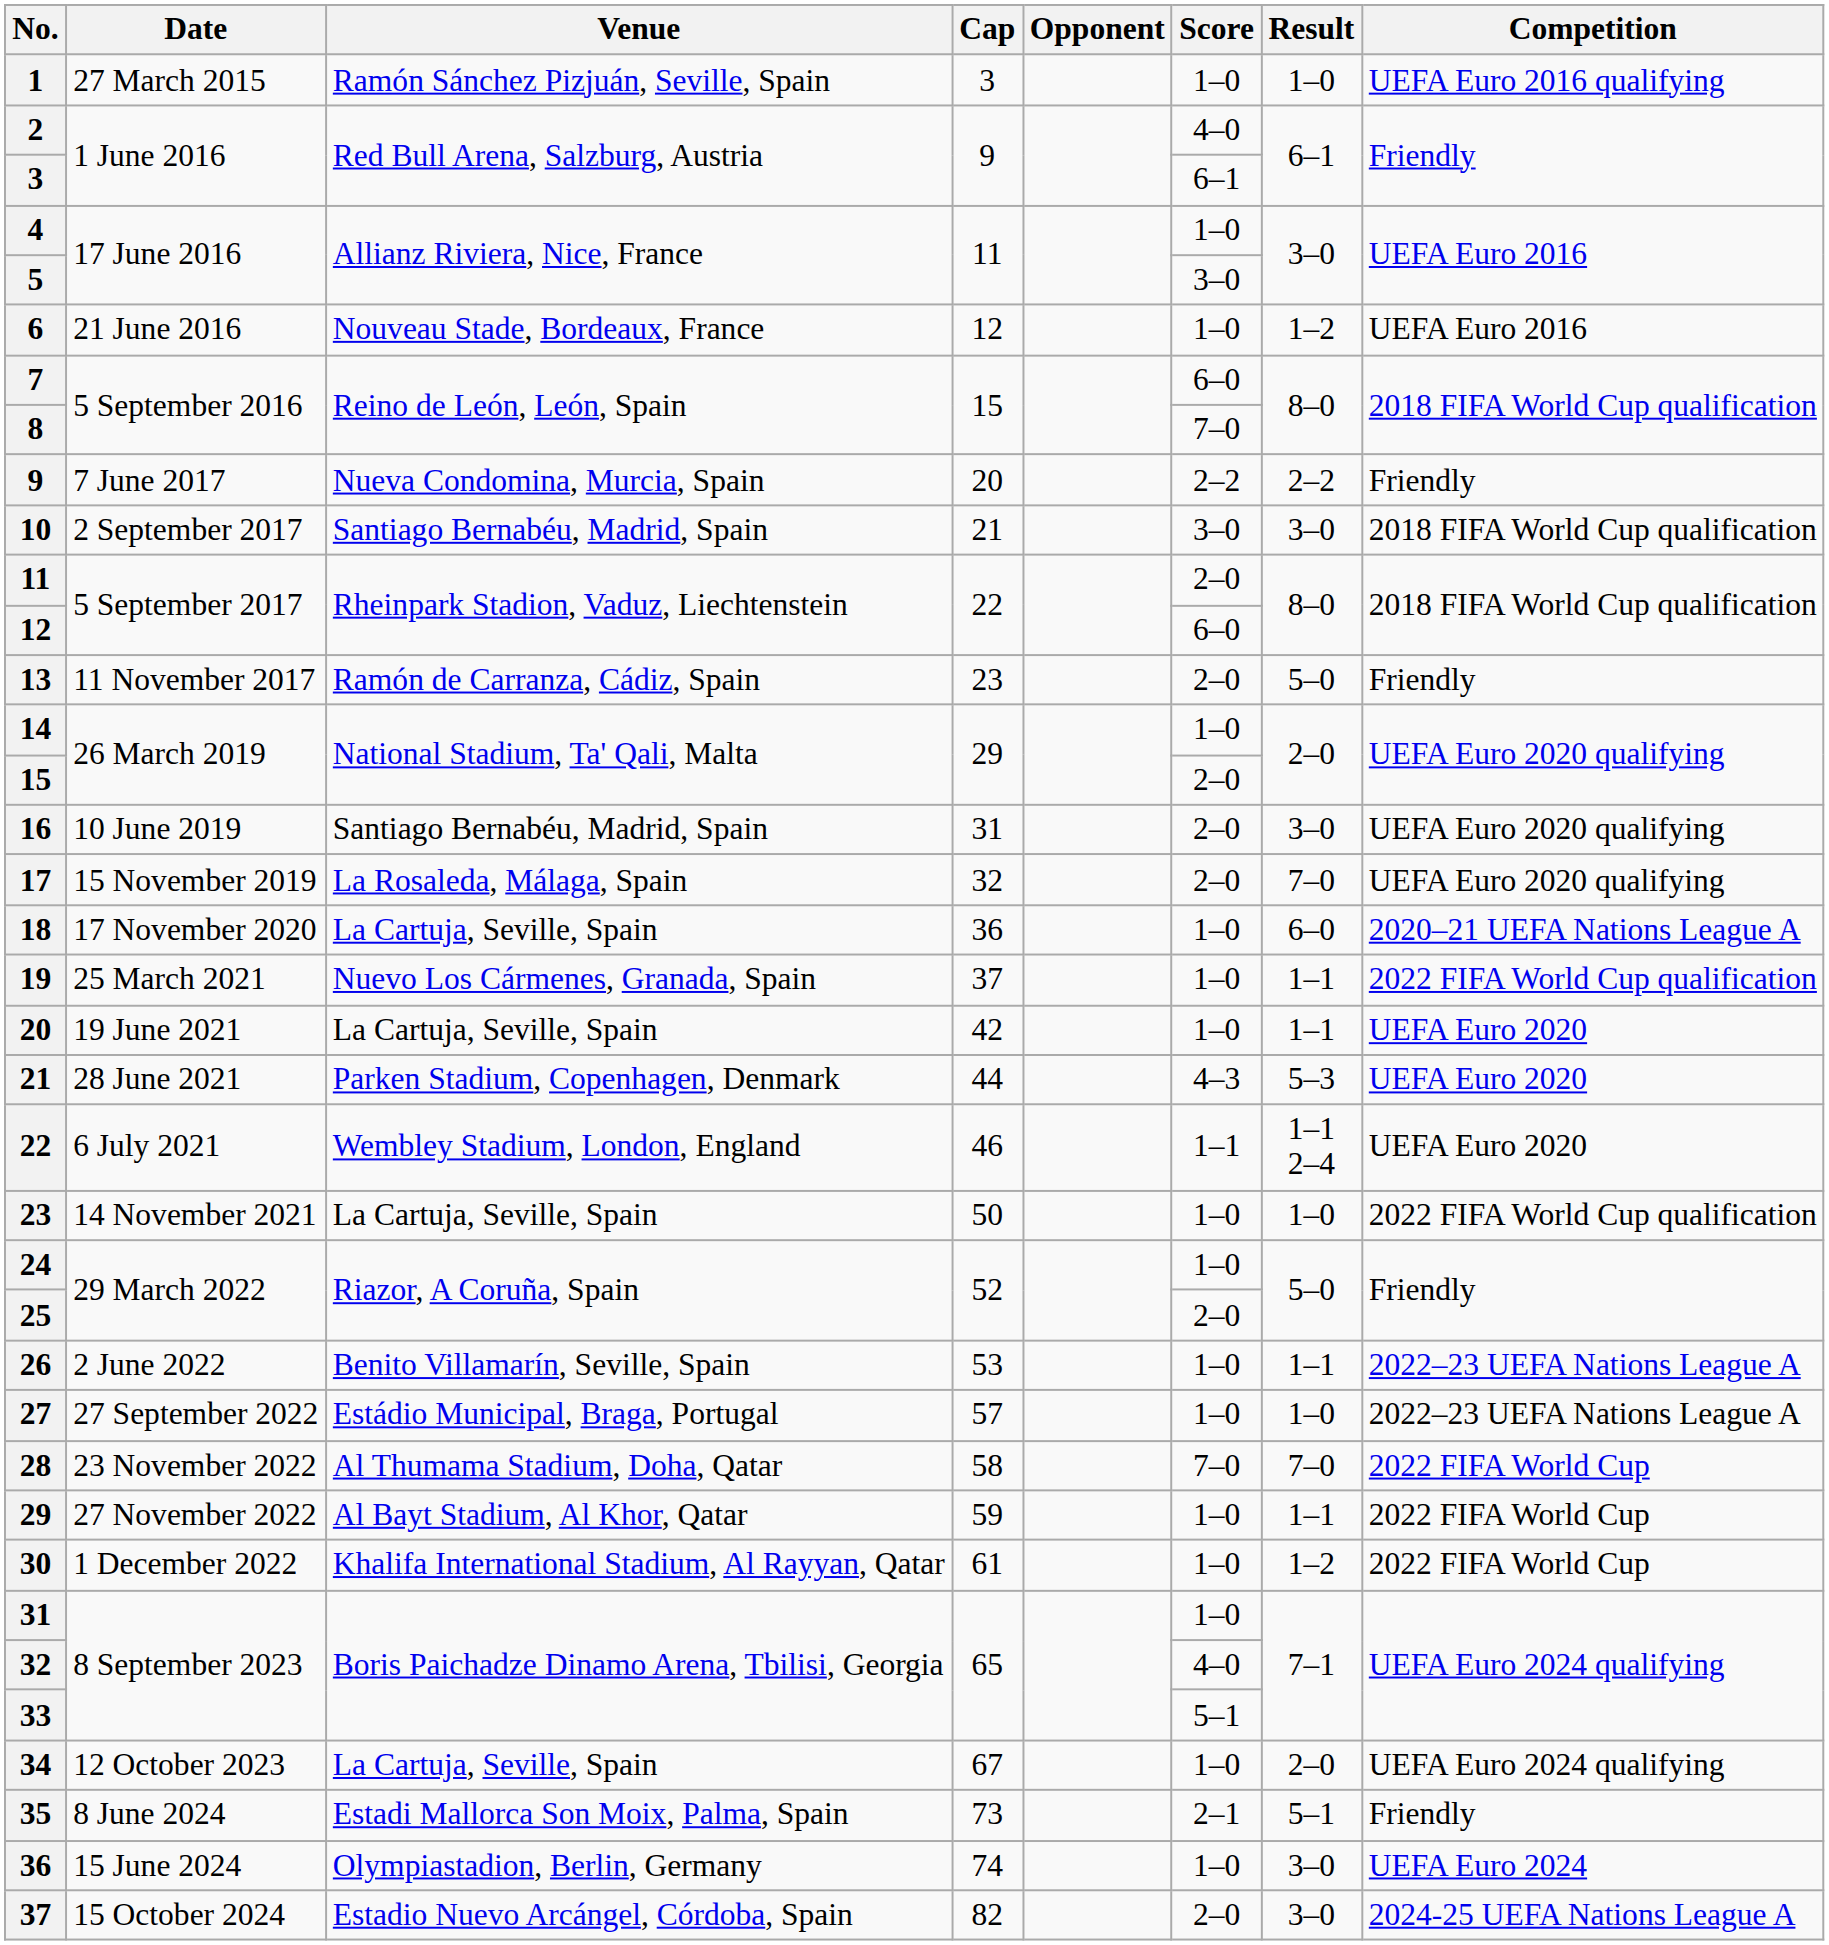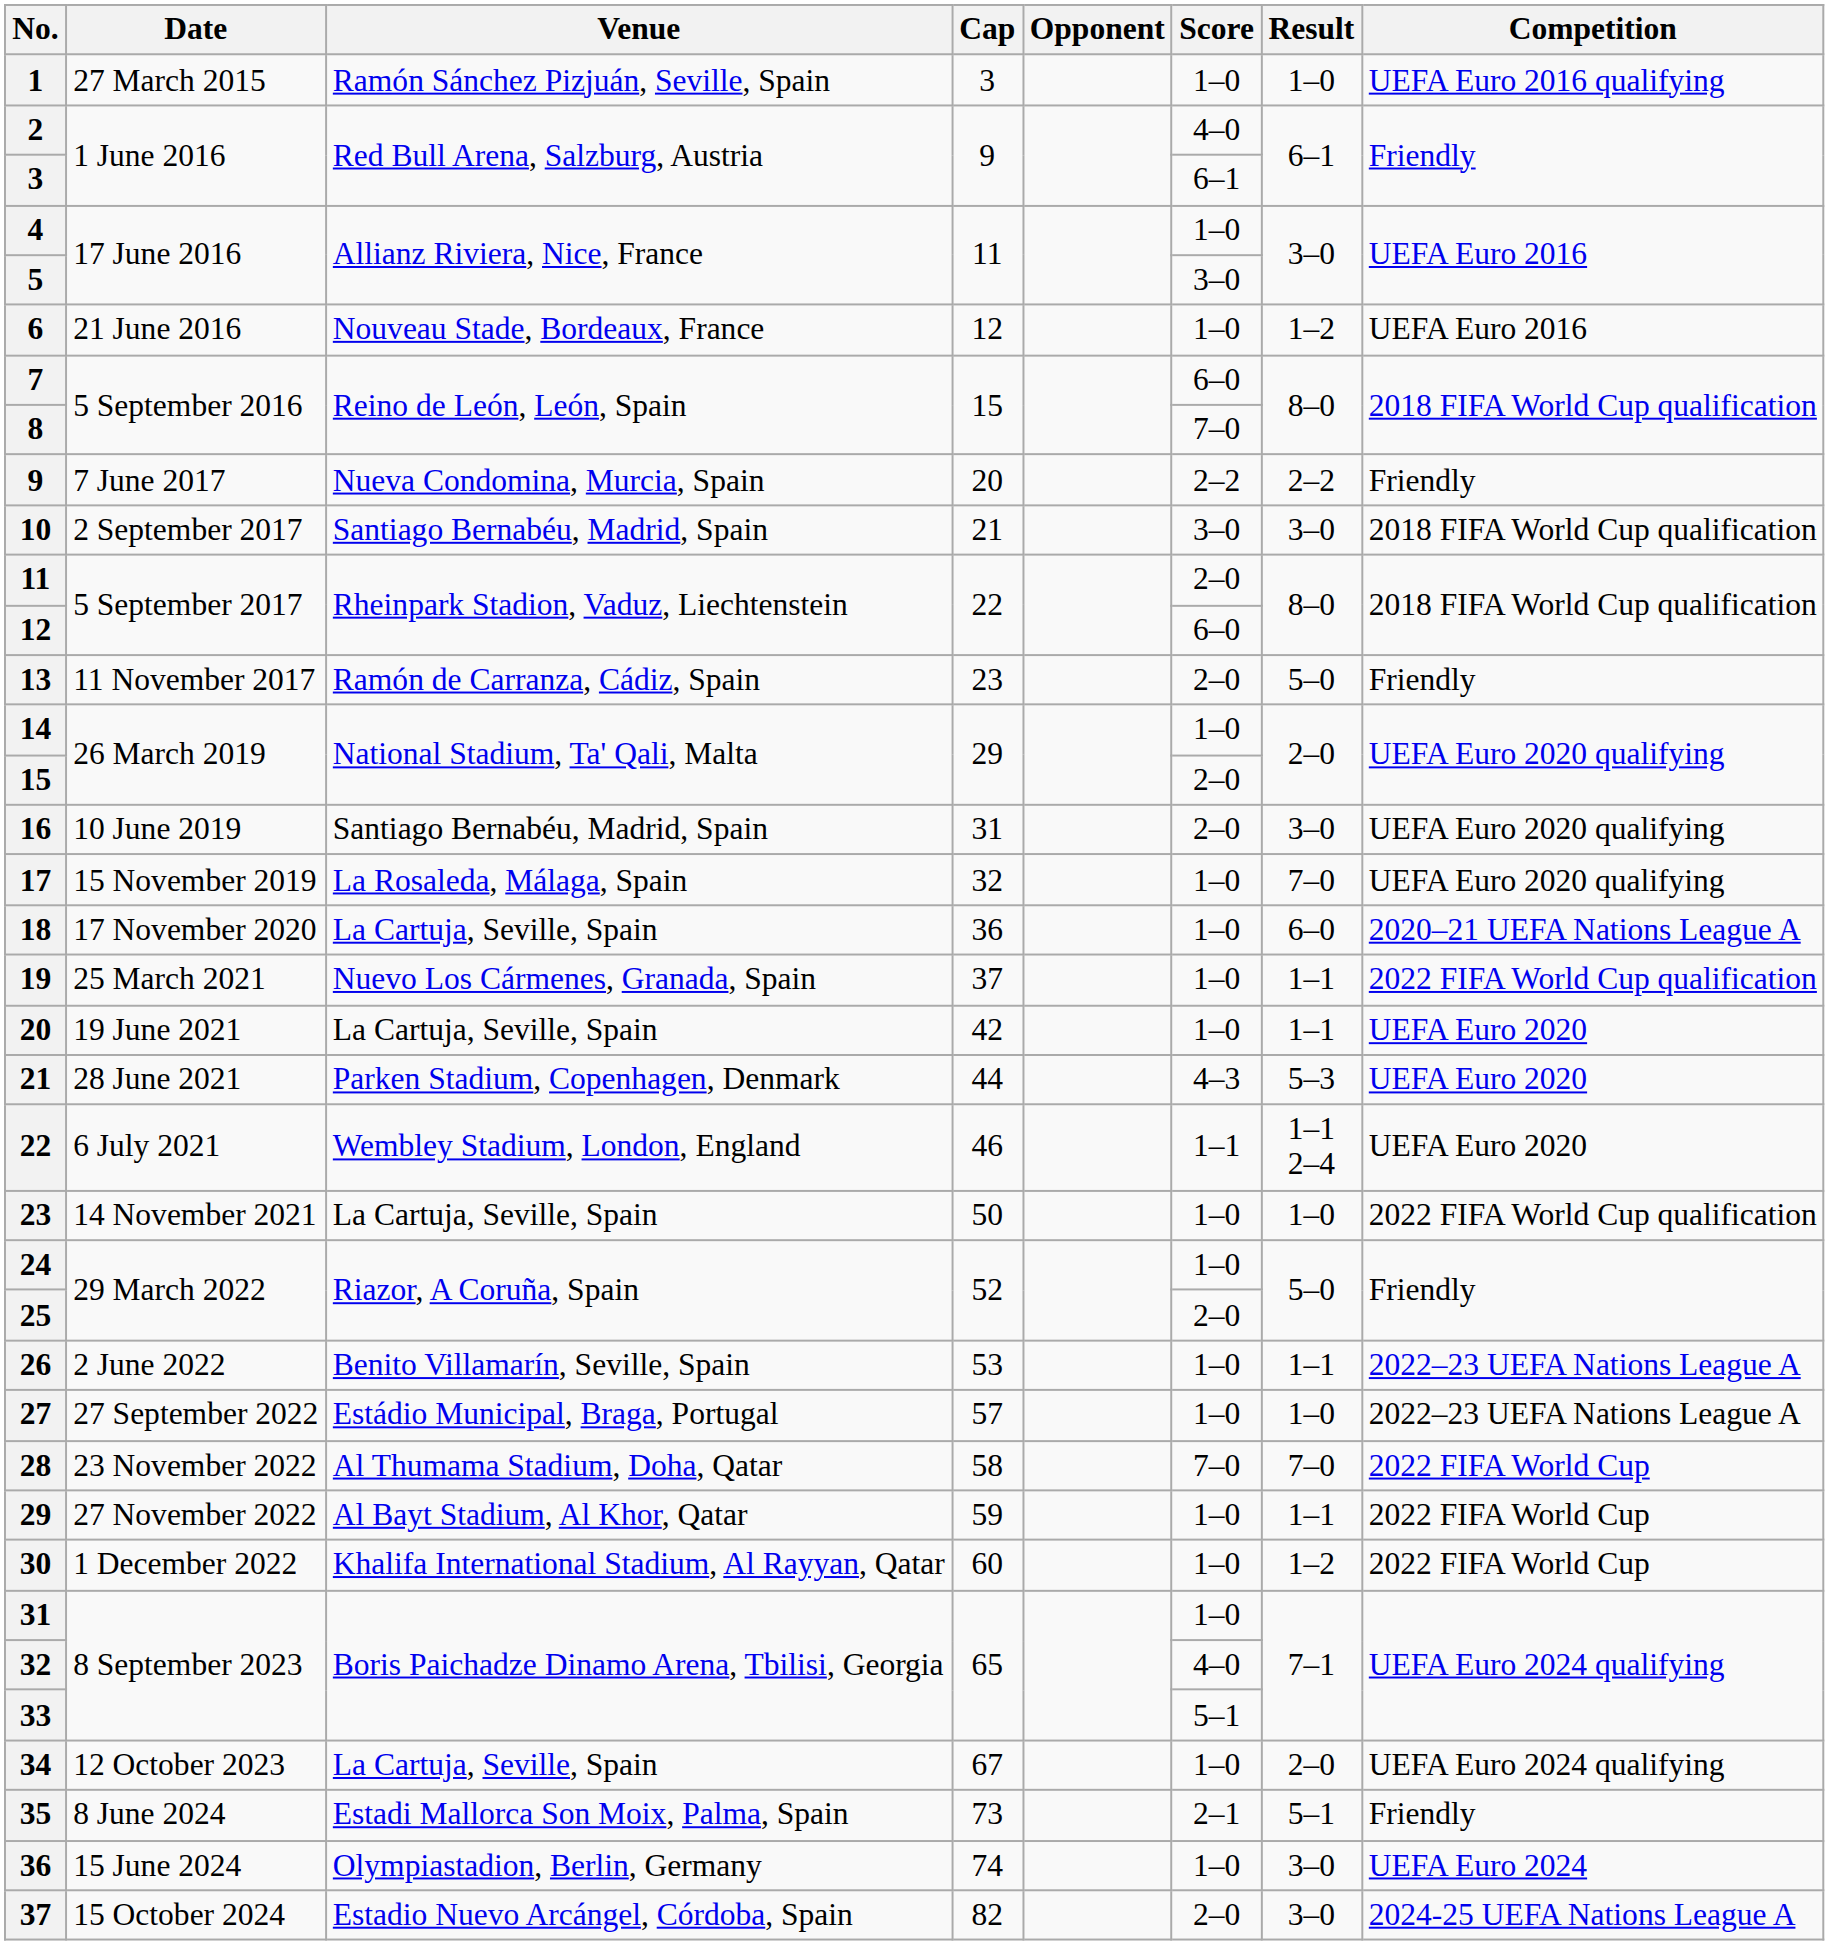(1217, 879) 2–0 -> (1217, 879) 1–0
(987, 1564) 61 -> (987, 1564) 60
